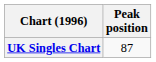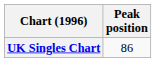(127, 47) 87 -> (127, 47) 86
